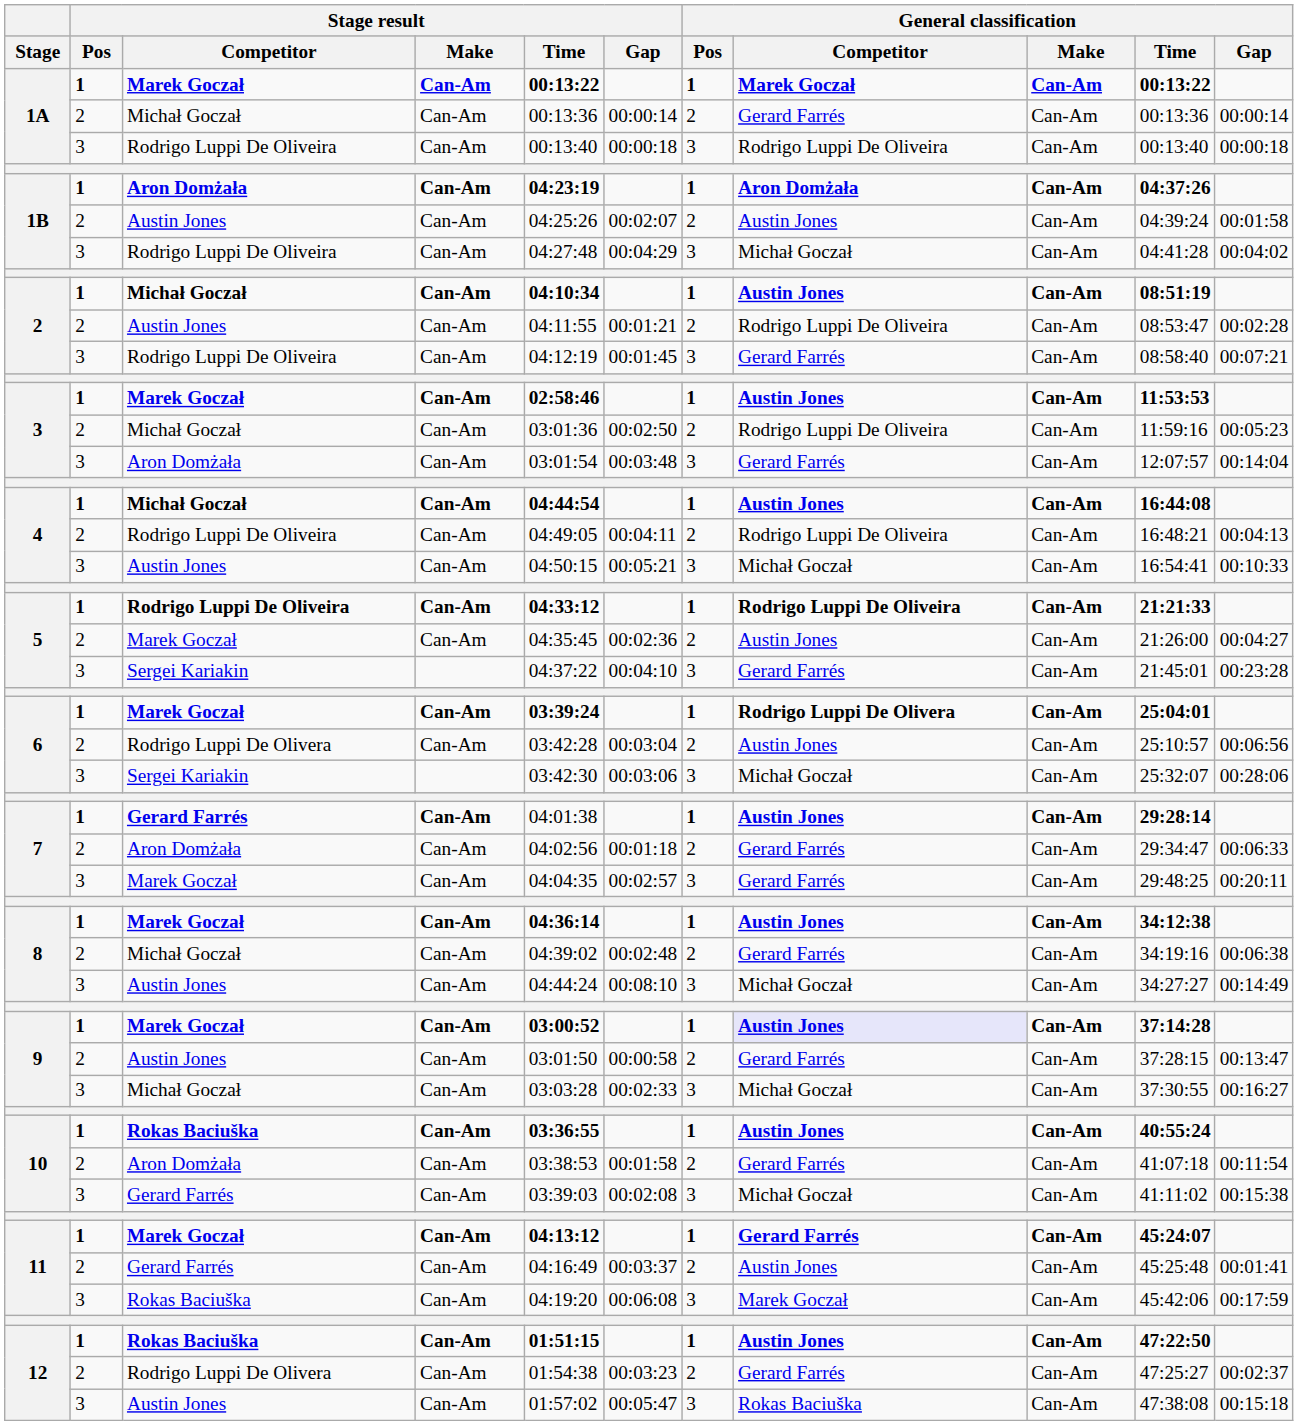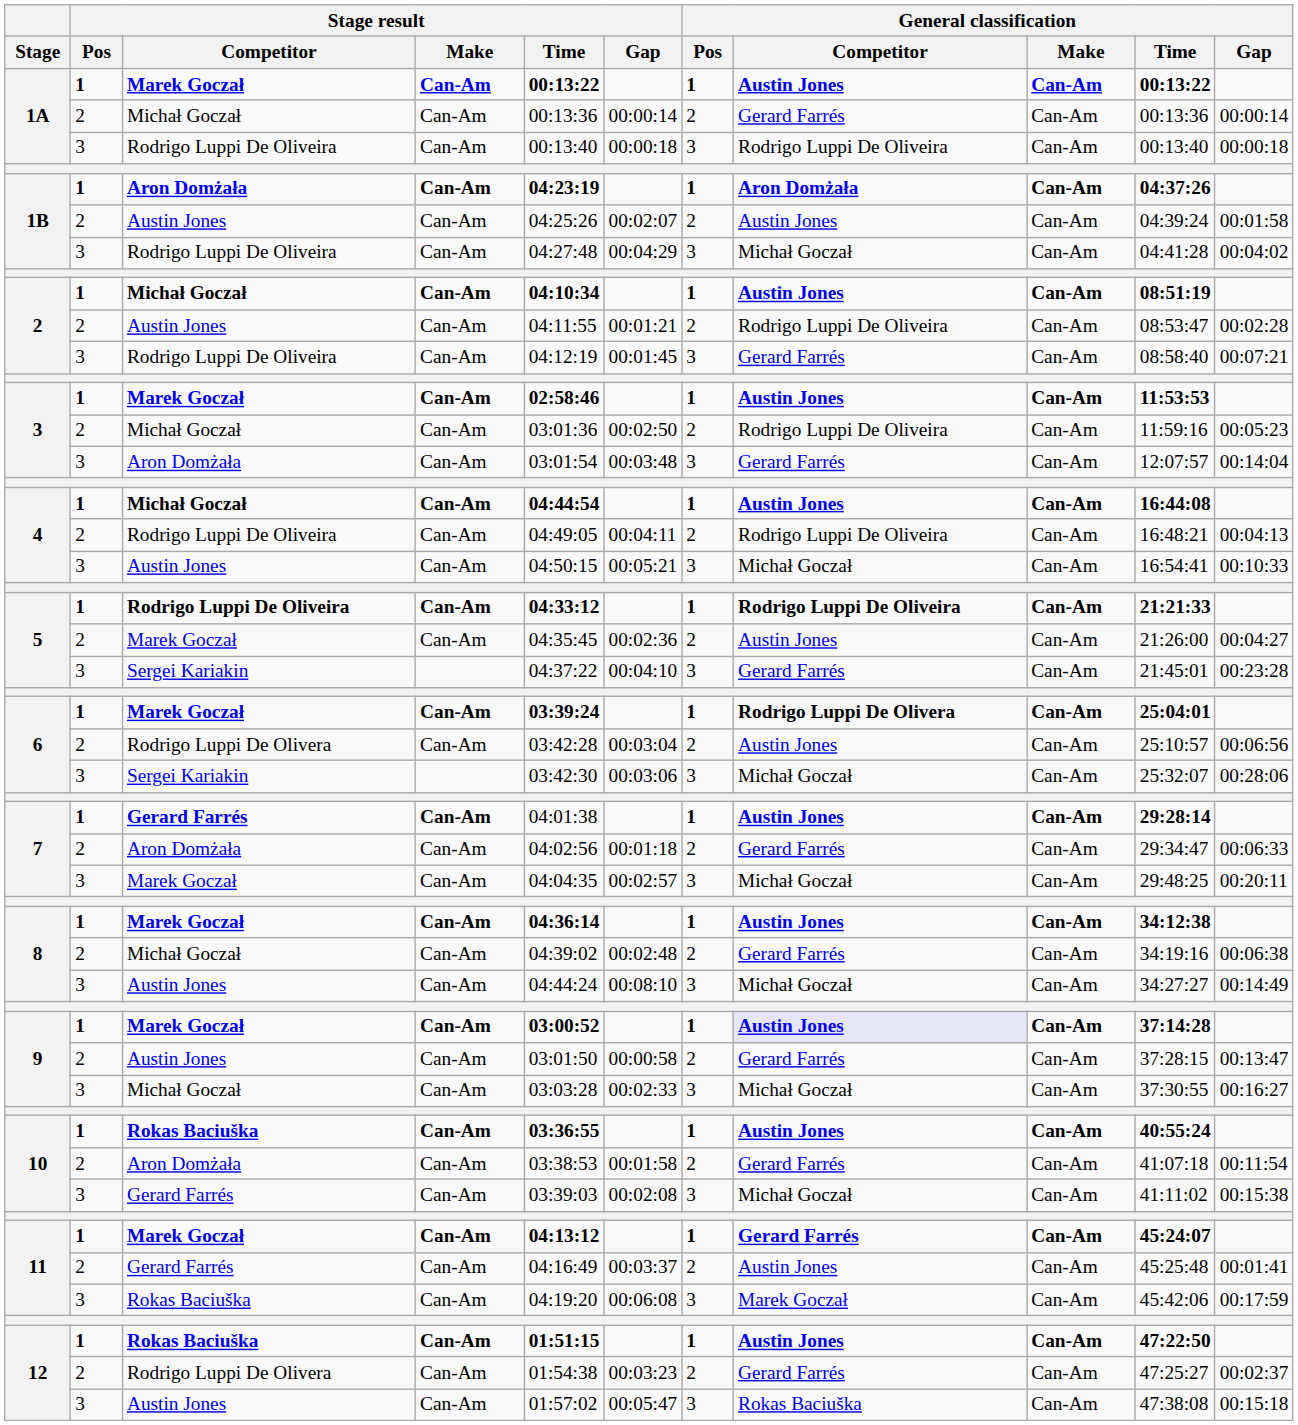(797, 83) Marek Goczał -> (791, 83) Austin Jones
(791, 880) Gerard Farrés -> (795, 880) Michał Goczał
